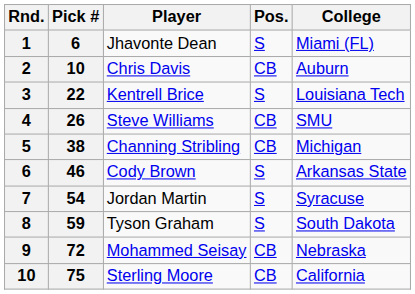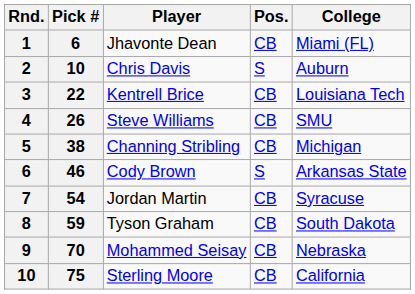(259, 43) S -> (265, 43) CB
(265, 69) CB -> (259, 69) S
(259, 95) S -> (265, 95) CB
(259, 198) S -> (265, 198) CB
(259, 224) S -> (265, 224) CB
(76, 250) 72 -> (76, 250) 70
